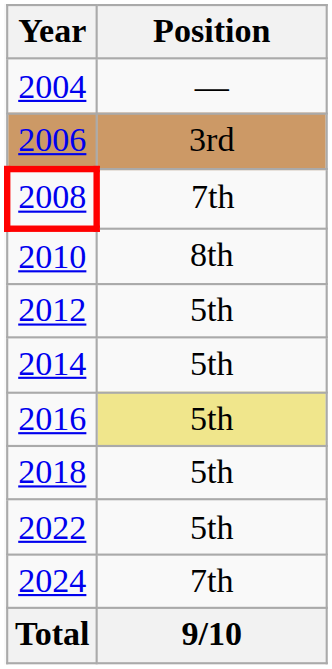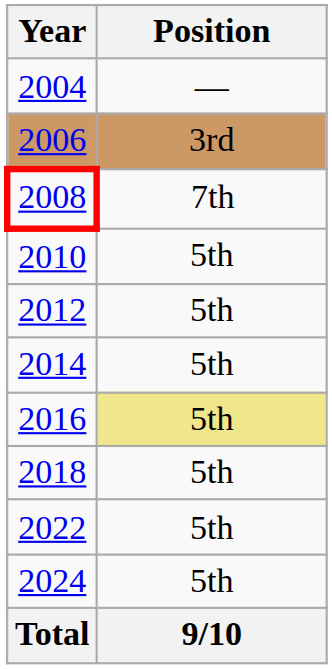(212, 255) 8th -> (212, 255) 5th
(212, 580) 7th -> (212, 580) 5th
